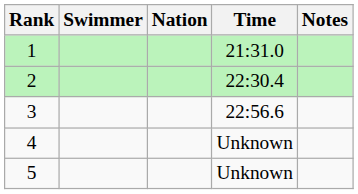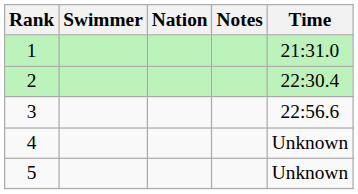columns swapped: (255, 19) <-> (325, 19)
